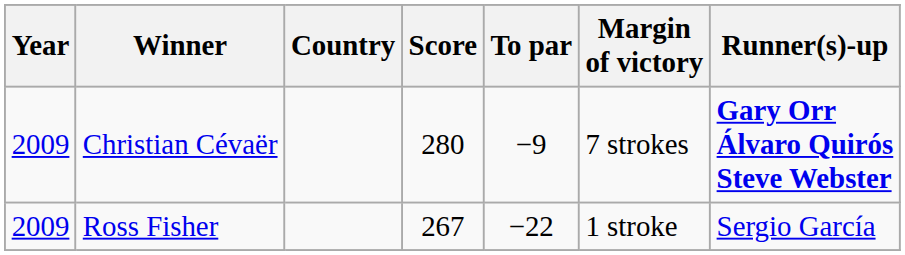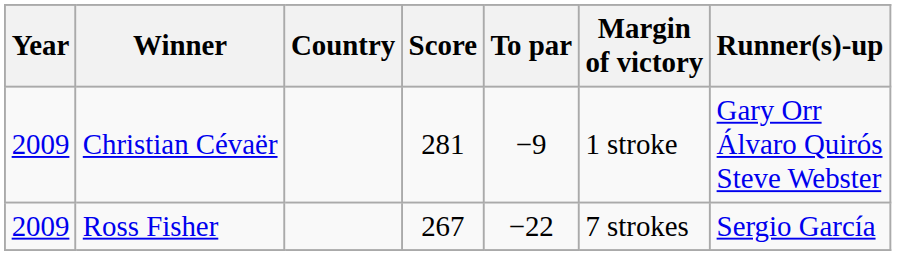(443, 144) 280 -> (443, 144) 281
(637, 144) 7 strokes -> (631, 144) 1 stroke
(805, 144) bold -> (800, 144) normal
(631, 226) 1 stroke -> (637, 226) 7 strokes
